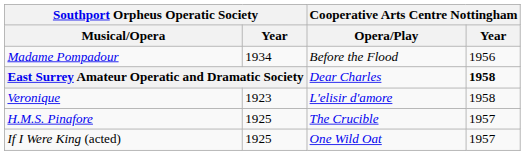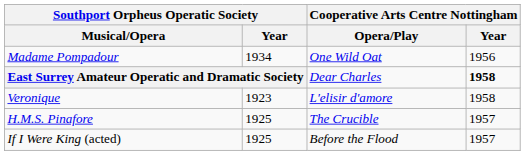(354, 56) Before the Flood -> (346, 56) One Wild Oat
(346, 139) One Wild Oat -> (354, 139) Before the Flood
